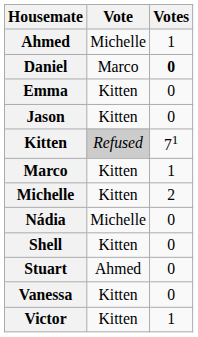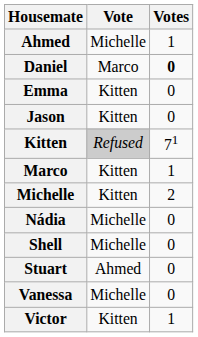(118, 244) Kitten -> (118, 244) Michelle
(118, 294) Kitten -> (118, 294) Michelle
